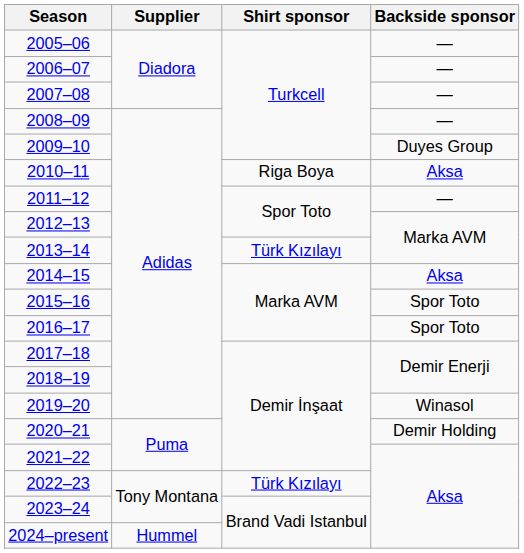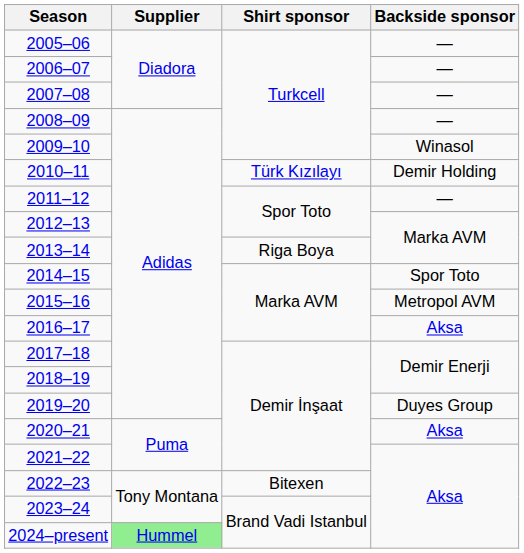(445, 146) Duyes Group -> (445, 146) Winasol
(296, 172) Riga Boya -> (296, 172) Türk Kızılayı
(445, 172) Aksa -> (445, 172) Demir Holding
(296, 250) Türk Kızılayı -> (296, 250) Riga Boya
(445, 276) Aksa -> (445, 276) Spor Toto
(445, 302) Spor Toto -> (445, 302) Metropol AVM
(445, 328) Spor Toto -> (445, 328) Aksa
(445, 405) Winasol -> (445, 405) Duyes Group
(445, 431) Demir Holding -> (445, 431) Aksa
(296, 483) Türk Kızılayı -> (296, 483) Bitexen
(167, 535) no background -> (167, 535) lightgreen background
